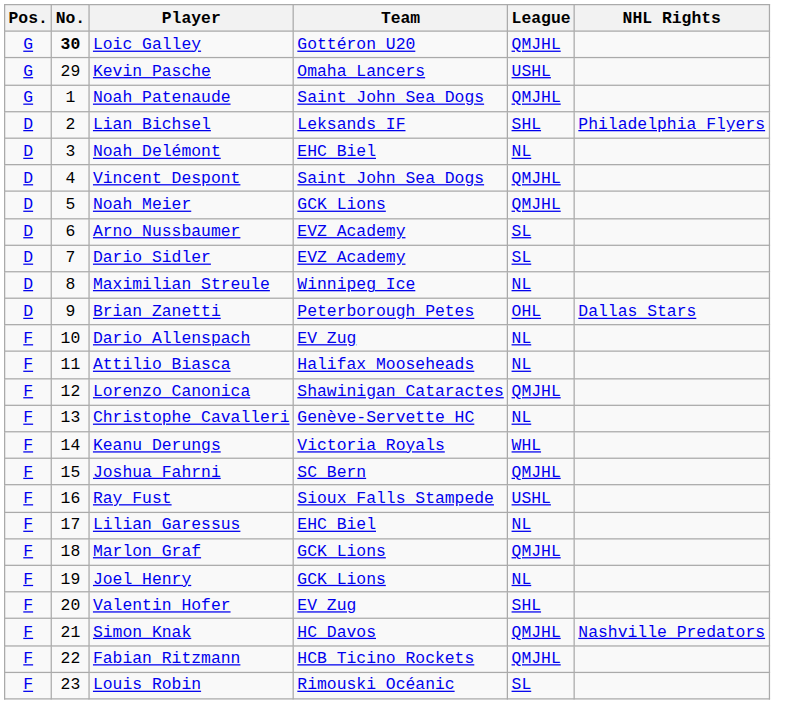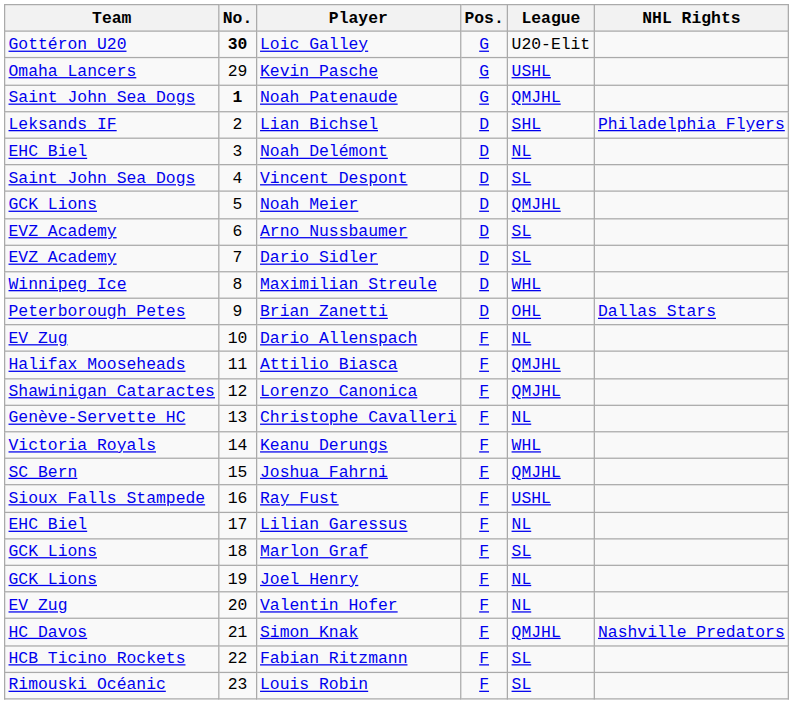columns swapped: (28, 18) <-> (401, 18)
(536, 45) QMJHL -> (551, 45) U20-Elit
(70, 98) normal -> (237, 98) bold
(536, 178) QMJHL -> (521, 178) SL
(521, 285) NL -> (526, 285) WHL
(521, 365) NL -> (536, 365) QMJHL
(536, 552) QMJHL -> (521, 552) SL
(526, 605) SHL -> (521, 605) NL
(536, 659) QMJHL -> (521, 659) SL
